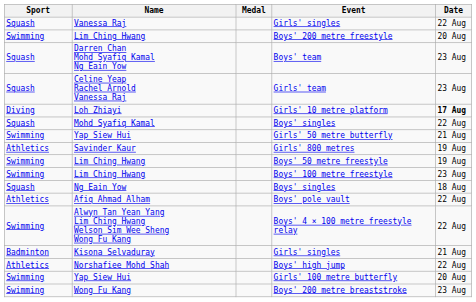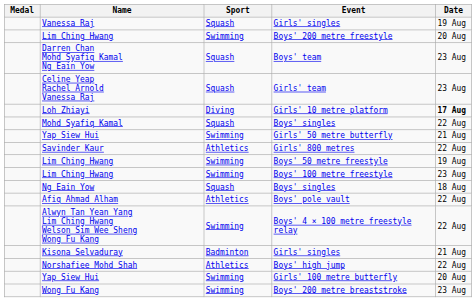columns swapped: (254, 11) <-> (38, 11)
(452, 24) 22 Aug -> (452, 24) 19 Aug
(452, 149) 19 Aug -> (452, 149) 22 Aug
